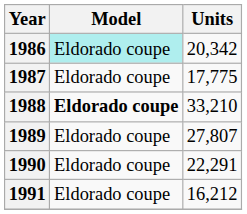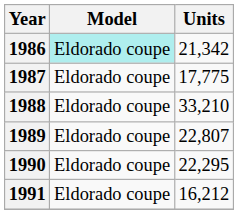(212, 48) 20,342 -> (204, 48) 21,342
(116, 106) bold -> (112, 106) normal
(212, 135) 27,807 -> (204, 135) 22,807
(212, 164) 22,291 -> (204, 164) 22,295
